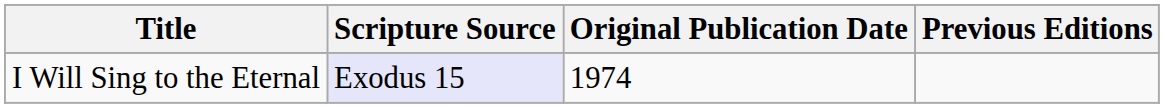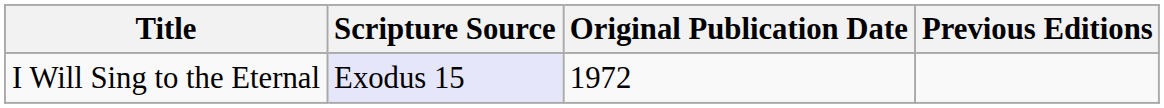(601, 77) 1974 -> (601, 77) 1972
